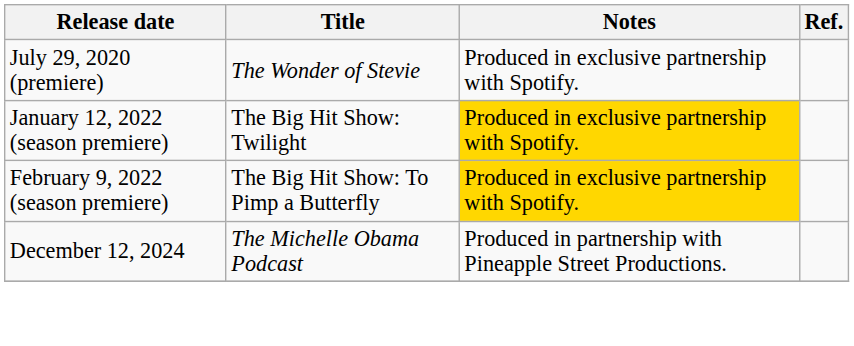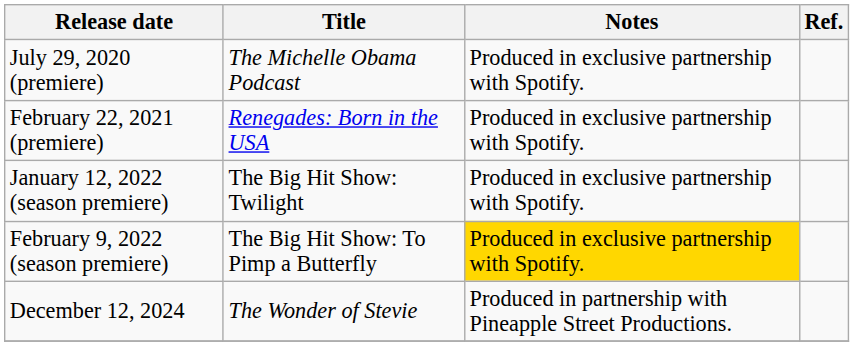(326, 69) The Wonder of Stevie -> (322, 69) The Michelle Obama Podcast
+ row: (92, 130)
(615, 130) gold background -> (621, 190) no background
(325, 250) The Michelle Obama Podcast -> (323, 311) The Wonder of Stevie
